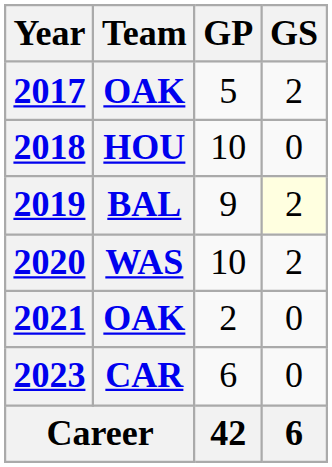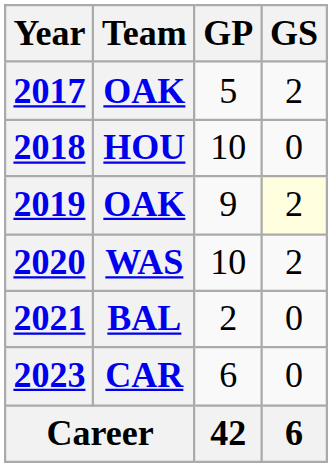(144, 204) BAL -> (144, 204) OAK
(144, 318) OAK -> (144, 318) BAL
